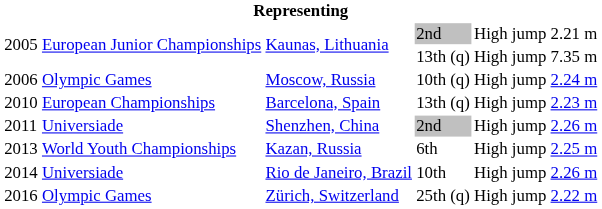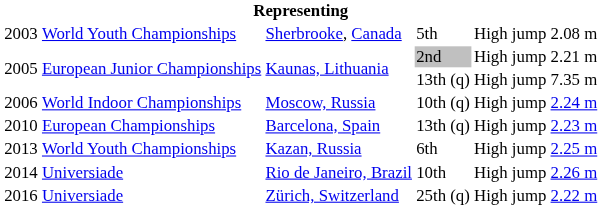+ row: (21, 33)
(97, 79) Olympic Games -> (142, 102) World Indoor Championships
- row: (21, 126)
(97, 195) Olympic Games -> (83, 195) Universiade
